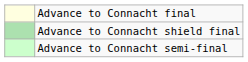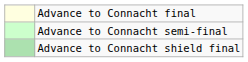rows swapped: (133, 48) <-> (139, 31)
